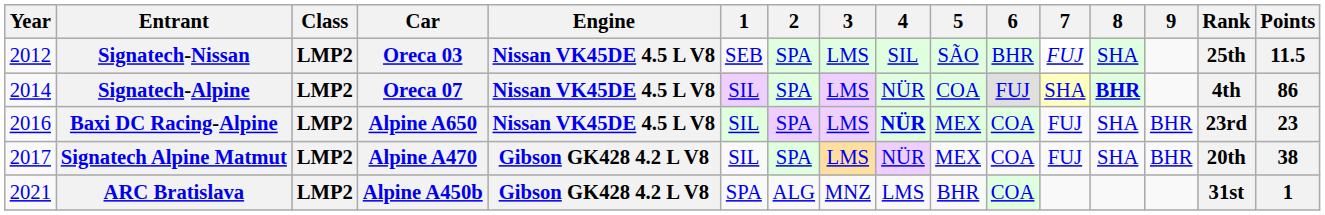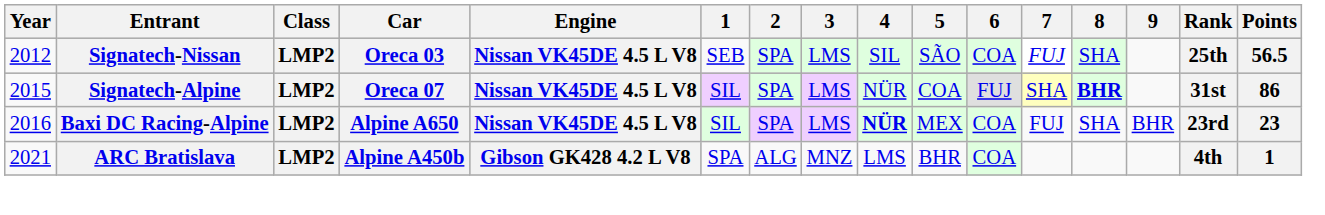(1013, 55) BHR -> (994, 55) COA
(1288, 55) 11.5 -> (1269, 55) 56.5
(30, 89) 2014 -> (30, 89) 2015
(1226, 89) 4th -> (1208, 89) 31st
- row: (174, 157)
(1226, 191) 31st -> (1208, 157) 4th
